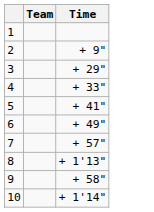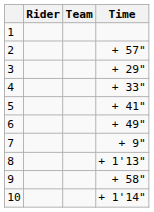+ column: (43, 14)
(93, 51) + 9" -> (129, 51) + 57"
(89, 143) + 57" -> (132, 143) + 9"
